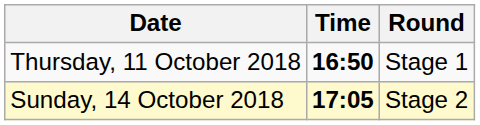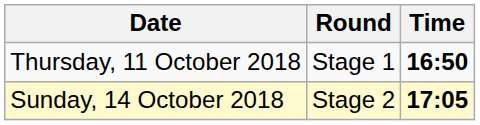columns swapped: (343, 23) <-> (427, 23)
